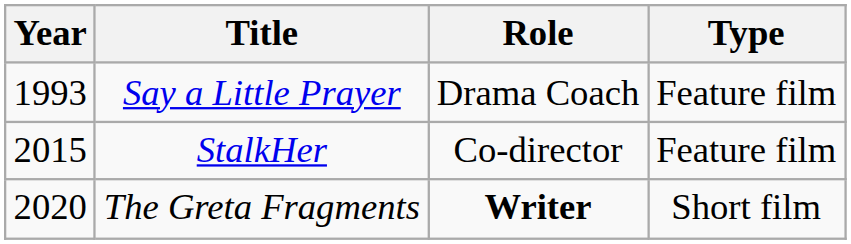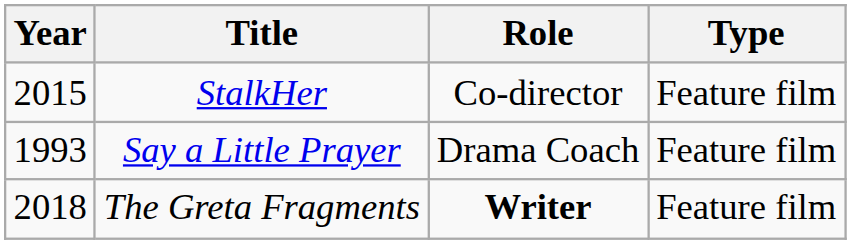rows swapped: (262, 91) <-> (262, 149)
(50, 207) 2020 -> (50, 207) 2018
(746, 207) Short film -> (746, 207) Feature film
